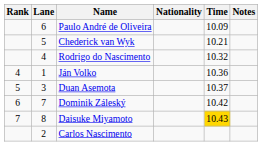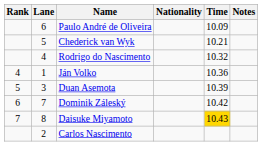(217, 88) 10.37 -> (217, 88) 10.39
